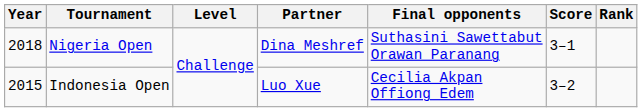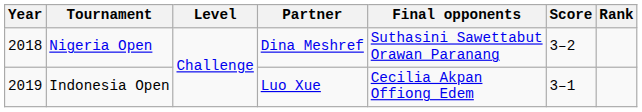(562, 48) 3–1 -> (562, 48) 3–2
(25, 87) 2015 -> (25, 87) 2019
(562, 87) 3–2 -> (562, 87) 3–1
